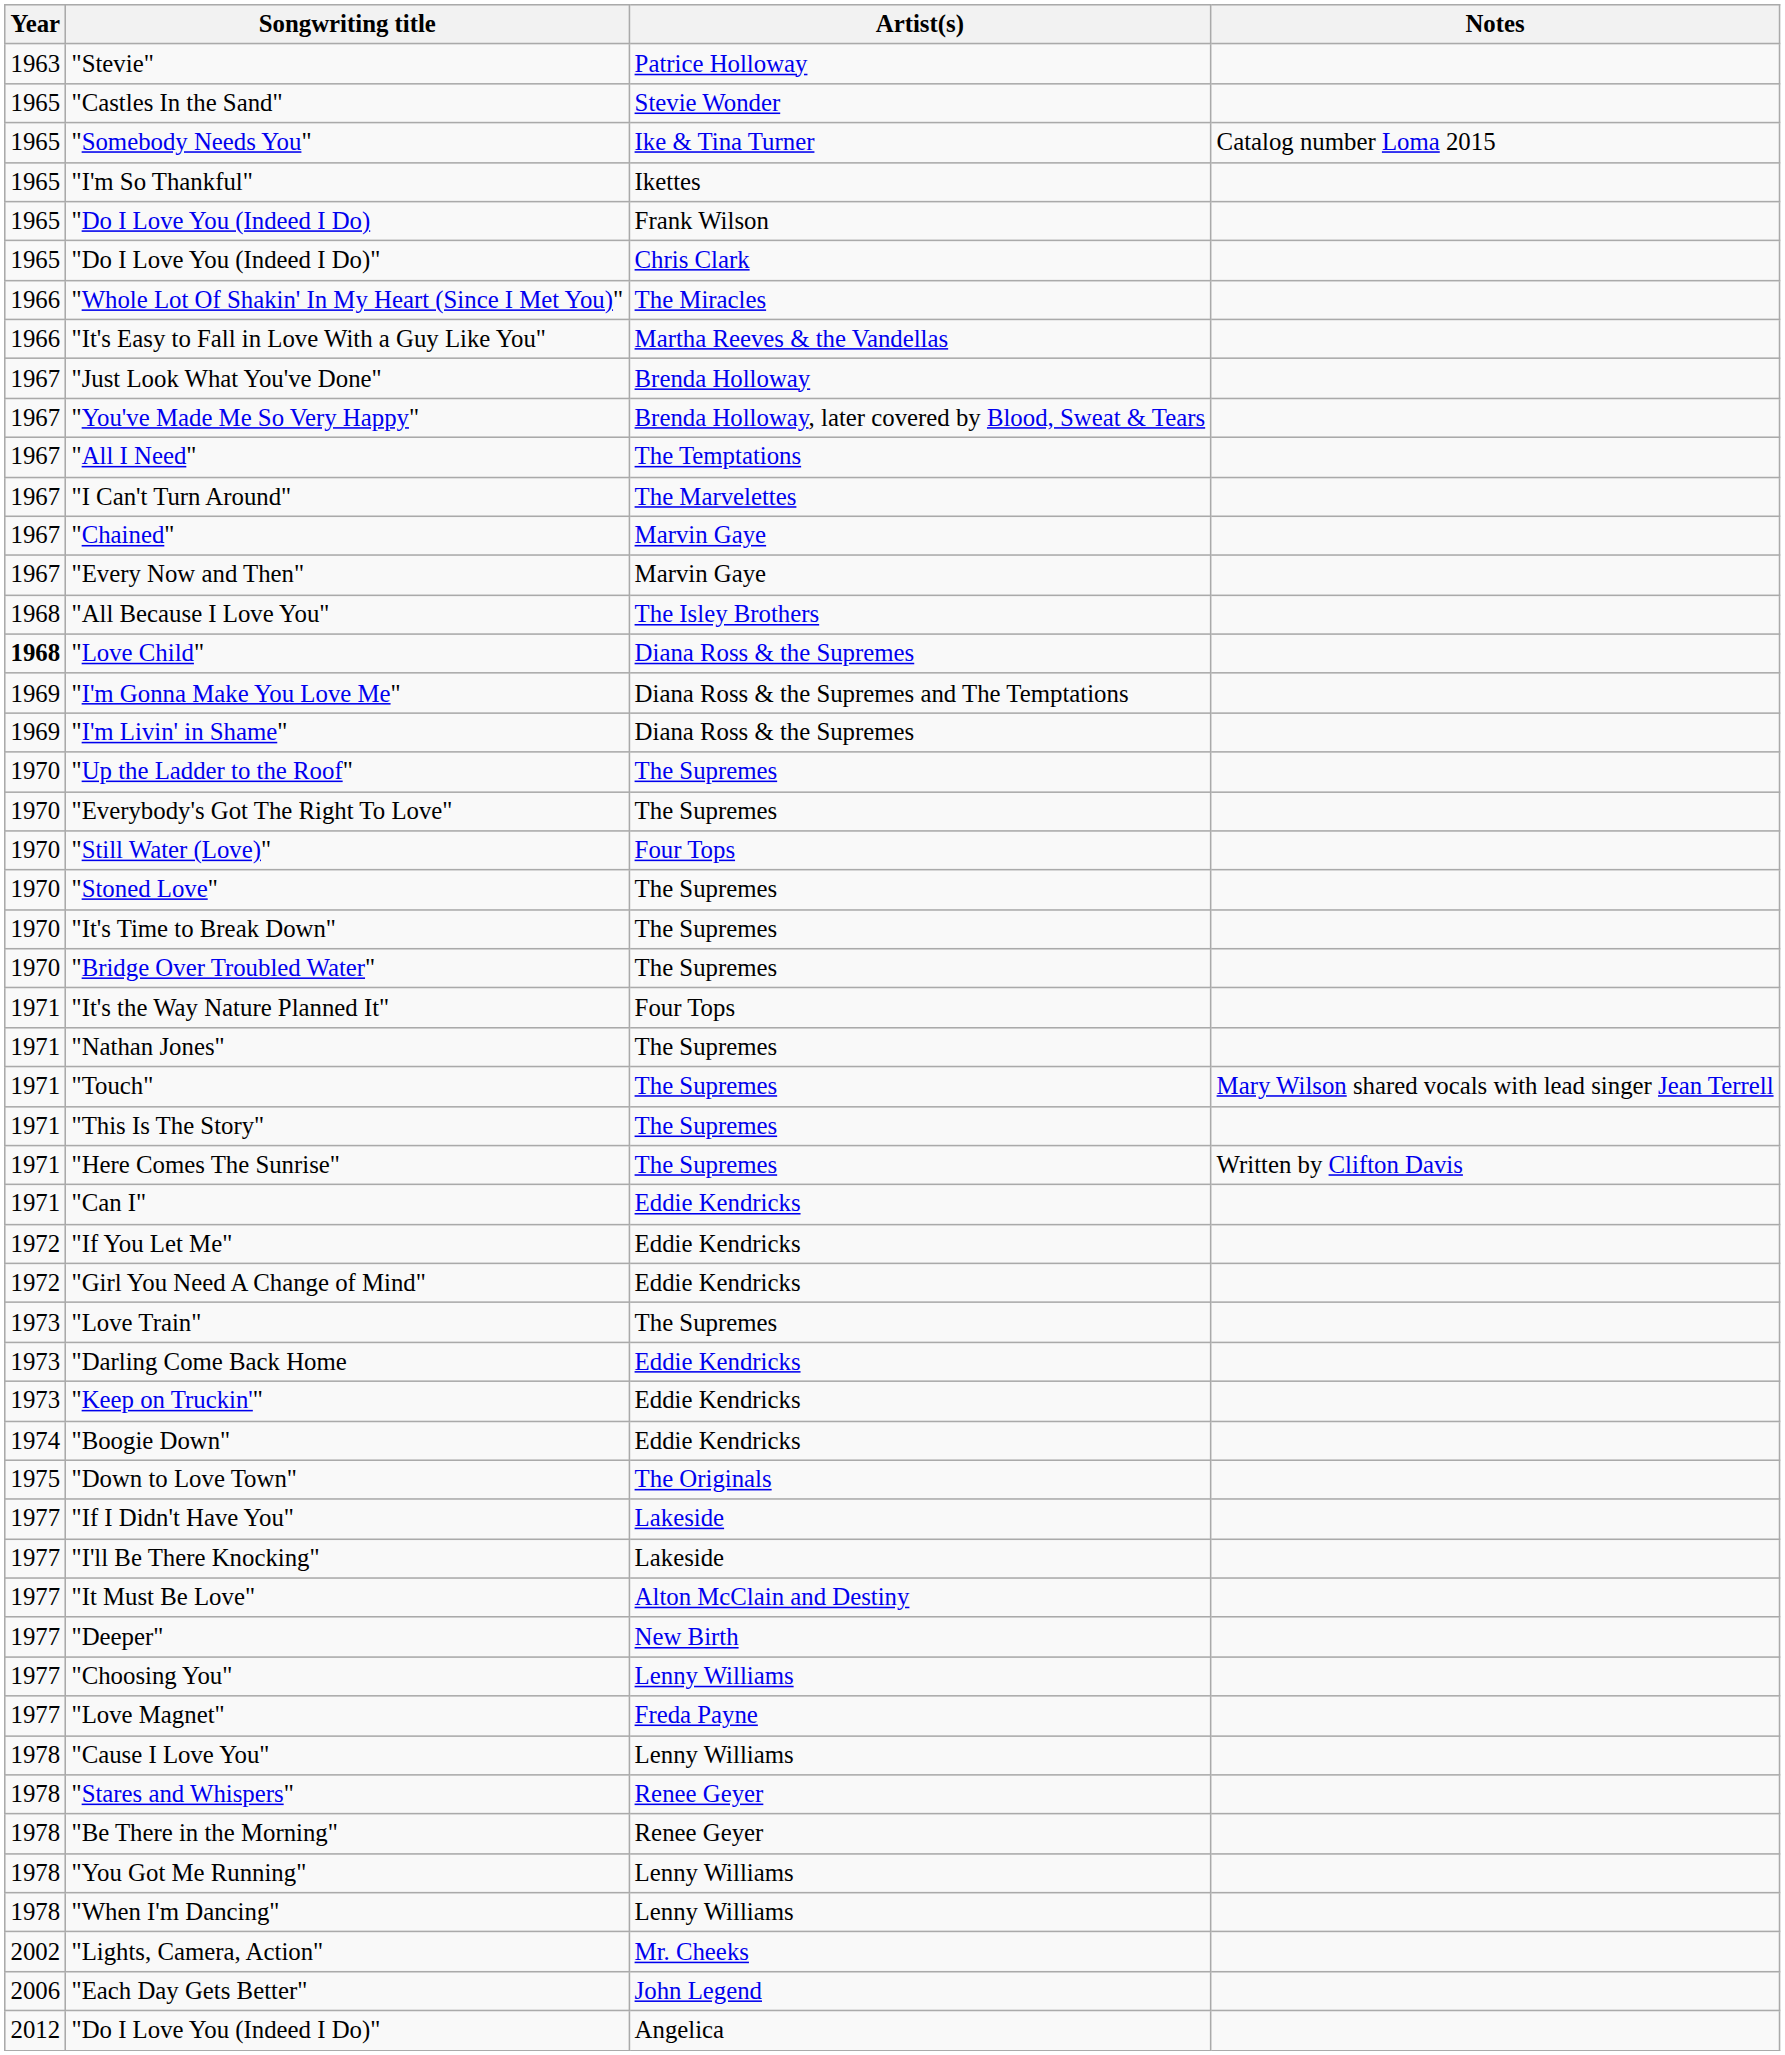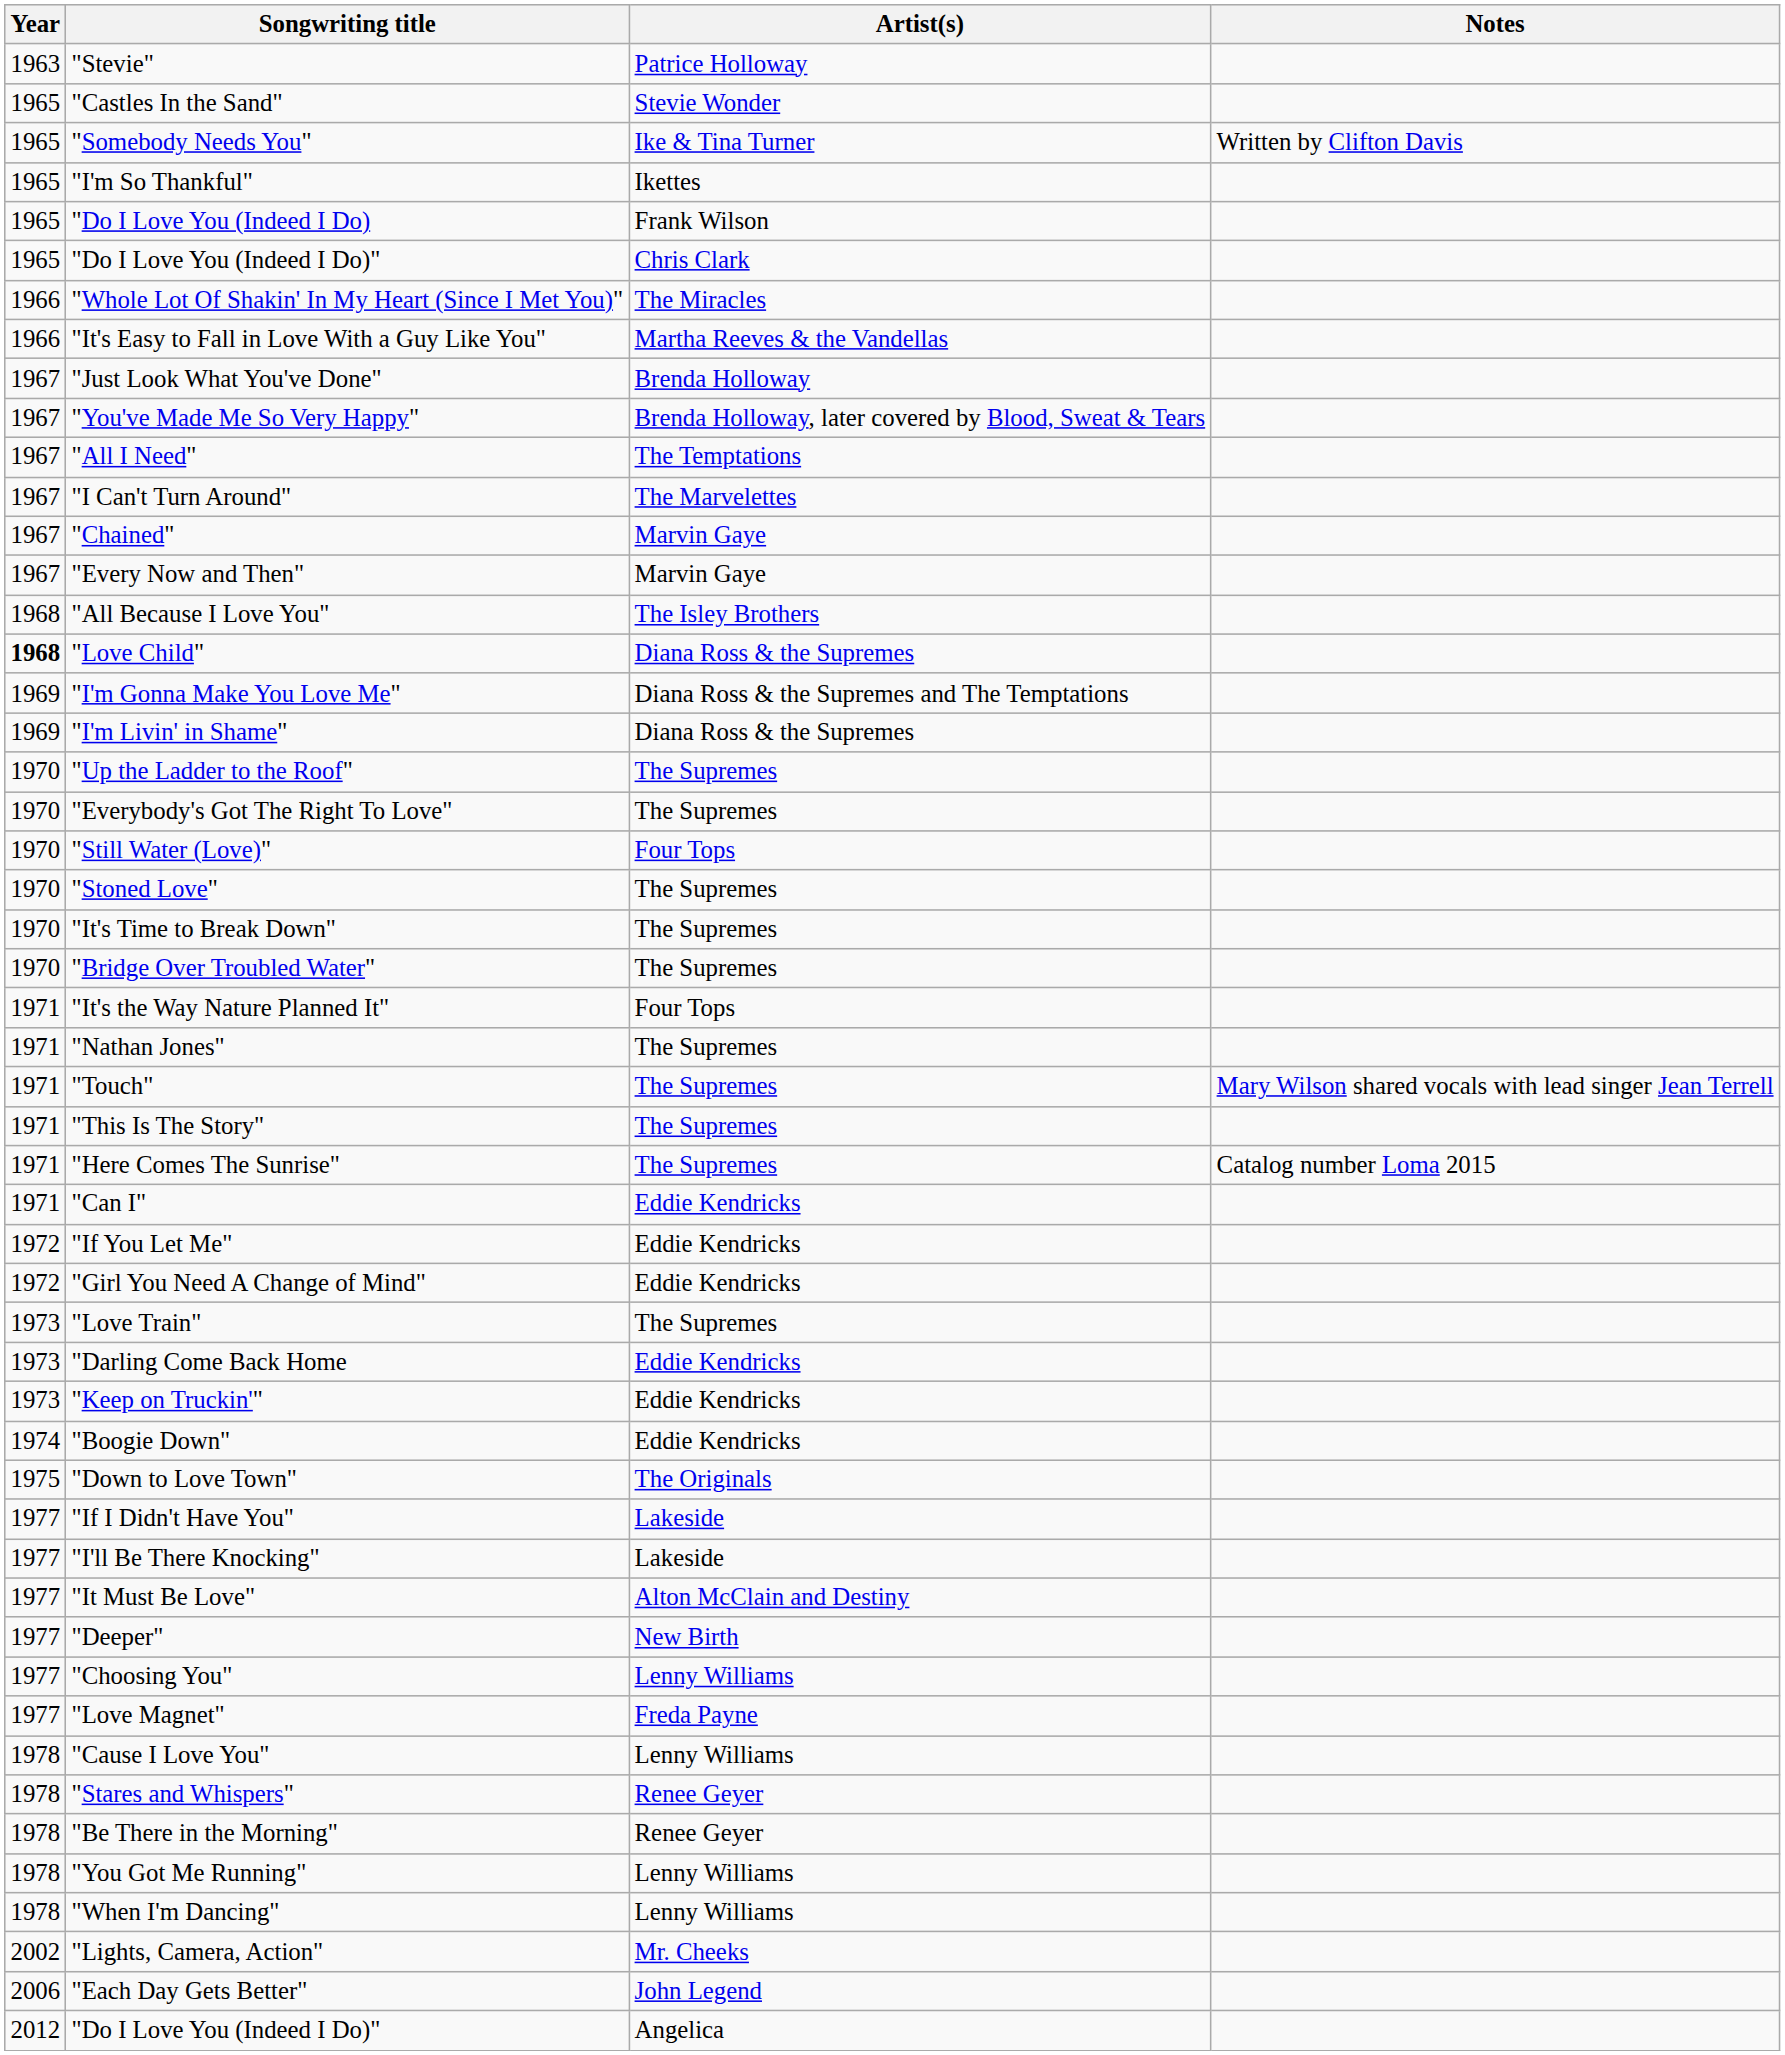(1356, 142) Catalog number Loma 2015 -> (1340, 142) Written by Clifton Davis
(1340, 1164) Written by Clifton Davis -> (1356, 1164) Catalog number Loma 2015
